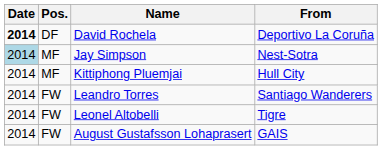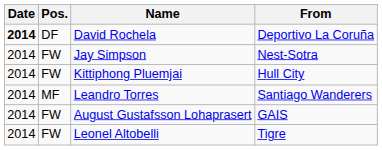(21, 54) lightblue background -> (21, 54) no background
(50, 54) MF -> (51, 54) FW
(50, 74) MF -> (51, 74) FW
(51, 94) FW -> (50, 94) MF
rows swapped: (116, 114) <-> (163, 134)
